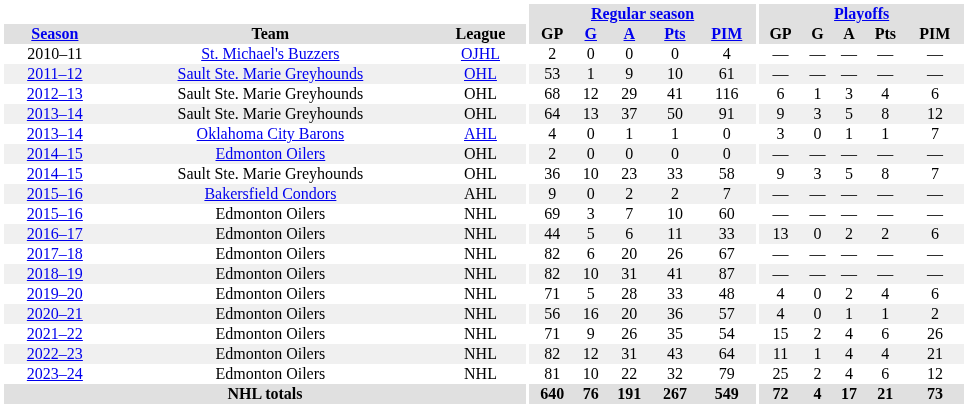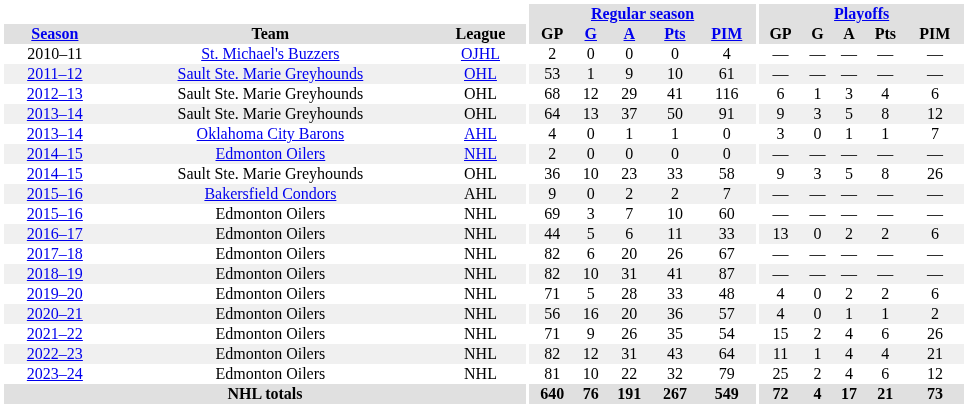(480, 154) OHL -> (480, 154) NHL
(935, 174) 7 -> (935, 174) 26
(885, 294) 4 -> (885, 294) 2
